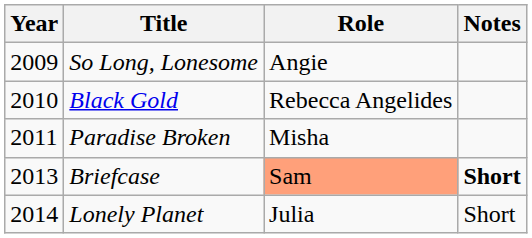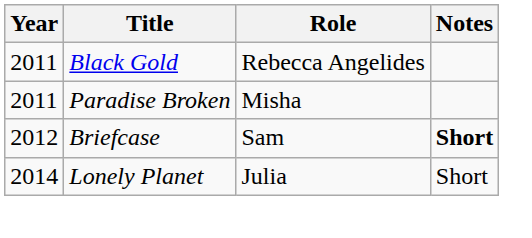- row: (164, 61)
(34, 99) 2010 -> (34, 61) 2011
(34, 175) 2013 -> (34, 137) 2012
(290, 175) lightsalmon background -> (263, 137) no background
